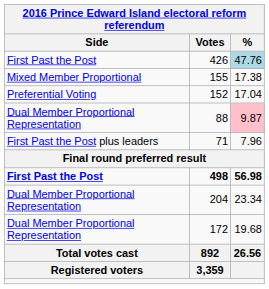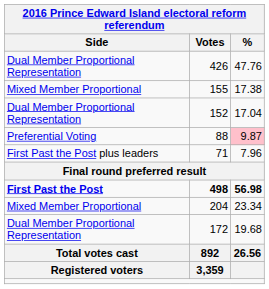(52, 60) First Past the Post -> (71, 66) Dual Member Proportional Representation
(248, 60) lightblue background -> (248, 66) no background
(52, 95) Preferential Voting -> (71, 113) Dual Member Proportional Representation
(71, 118) Dual Member Proportional Representation -> (52, 137) Preferential Voting
(71, 200) Dual Member Proportional Representation -> (74, 206) Mixed Member Proportional
